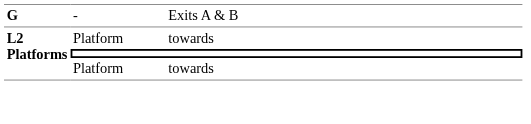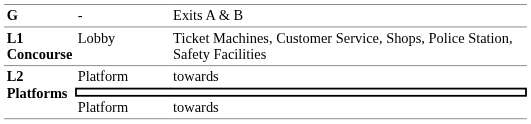+ row: (97, 38)
